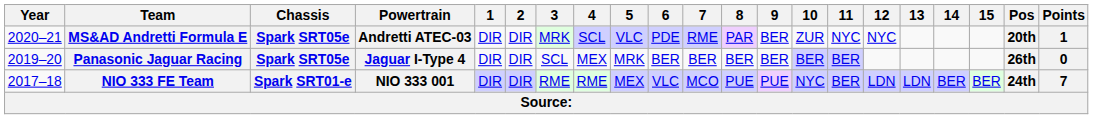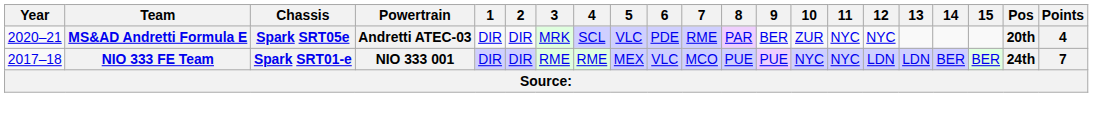(1064, 37) 1 -> (1063, 37) 4
- row: (158, 59)
(846, 81) BER -> (845, 59) NYC
